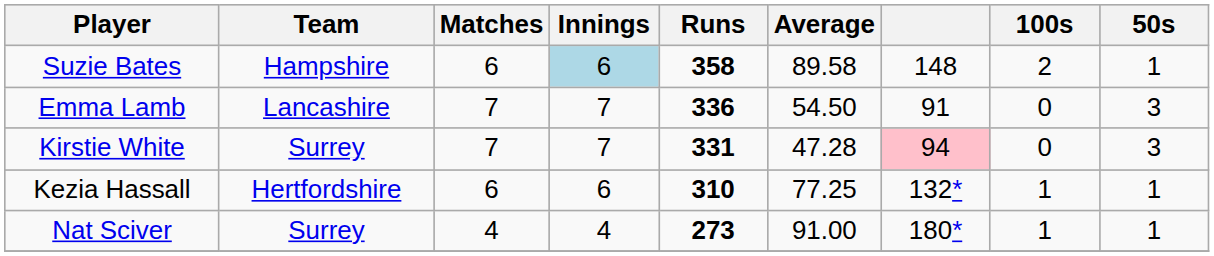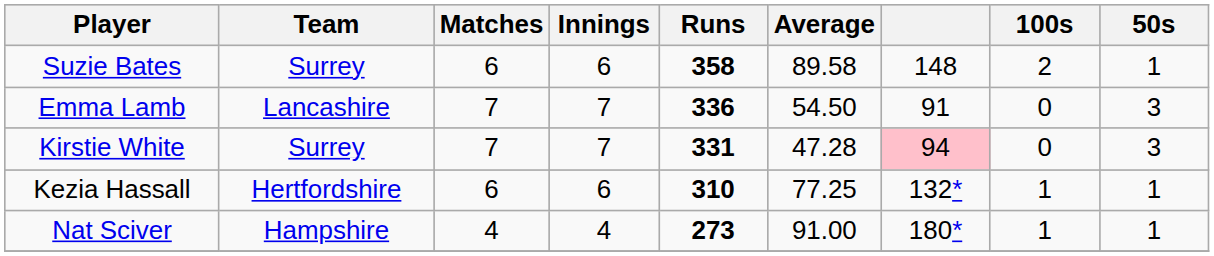(326, 66) Hampshire -> (326, 66) Surrey
(604, 66) lightblue background -> (604, 66) no background
(326, 230) Surrey -> (326, 230) Hampshire
